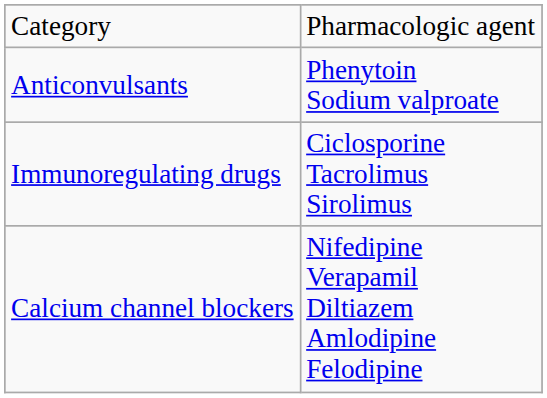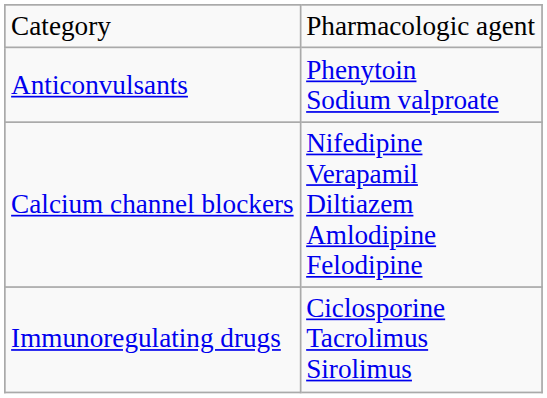rows swapped: (146, 173) <-> (152, 308)
